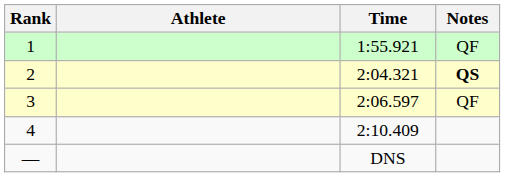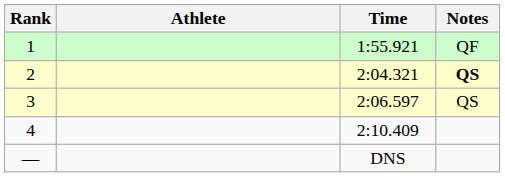(467, 102) QF -> (467, 102) QS
